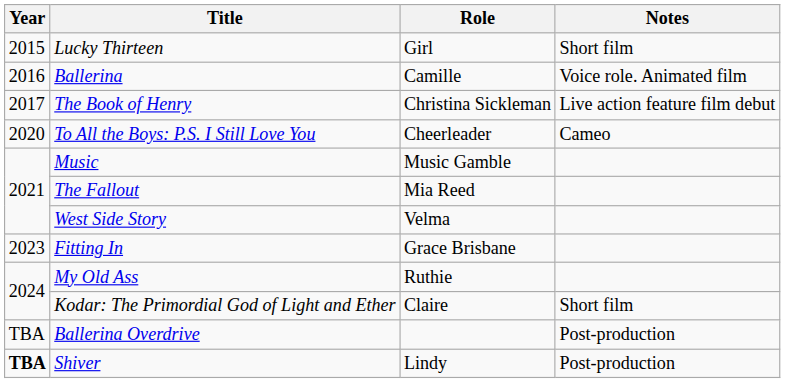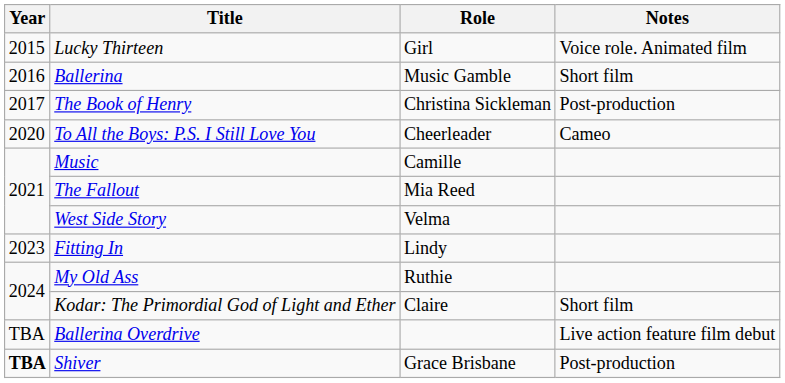(596, 47) Short film -> (653, 47) Voice role. Animated film
(433, 76) Camille -> (457, 76) Music Gamble
(653, 76) Voice role. Animated film -> (596, 76) Short film
(667, 104) Live action feature film debut -> (617, 104) Post-production
(457, 162) Music Gamble -> (433, 162) Camille
(460, 248) Grace Brisbane -> (426, 248) Lindy
(617, 334) Post-production -> (667, 334) Live action feature film debut
(426, 362) Lindy -> (460, 362) Grace Brisbane
